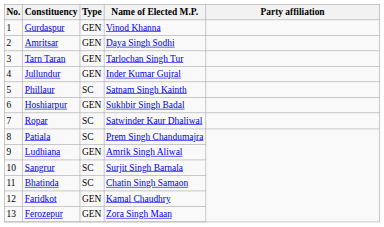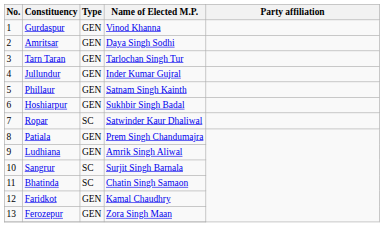(88, 90) SC -> (92, 90) GEN
(88, 136) SC -> (92, 136) GEN
